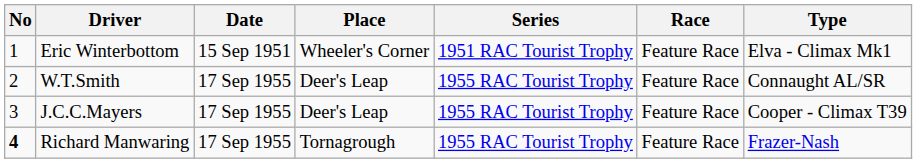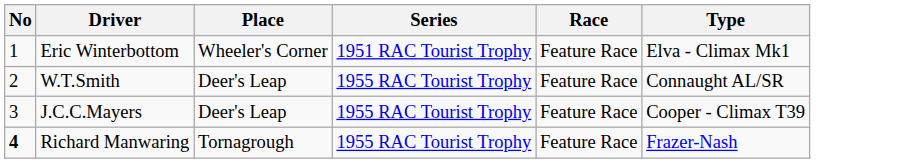- column: (245, 20)
